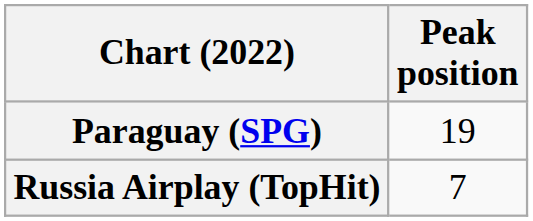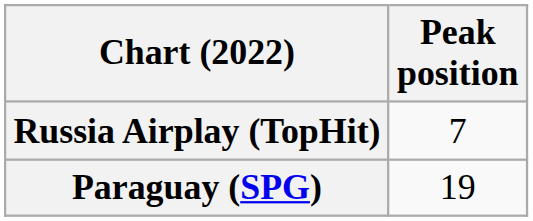rows swapped: (197, 186) <-> (197, 130)
